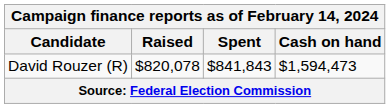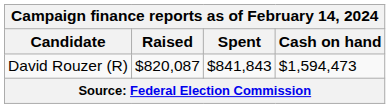(167, 66) $820,078 -> (167, 66) $820,087
